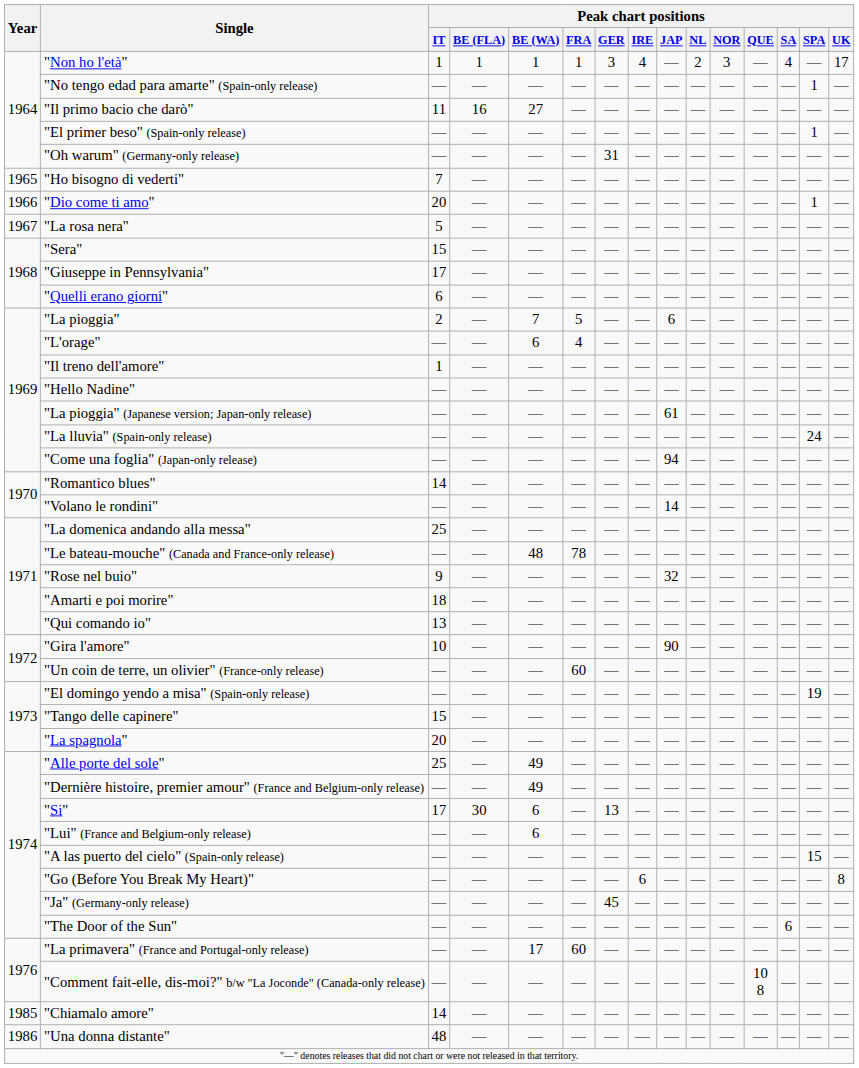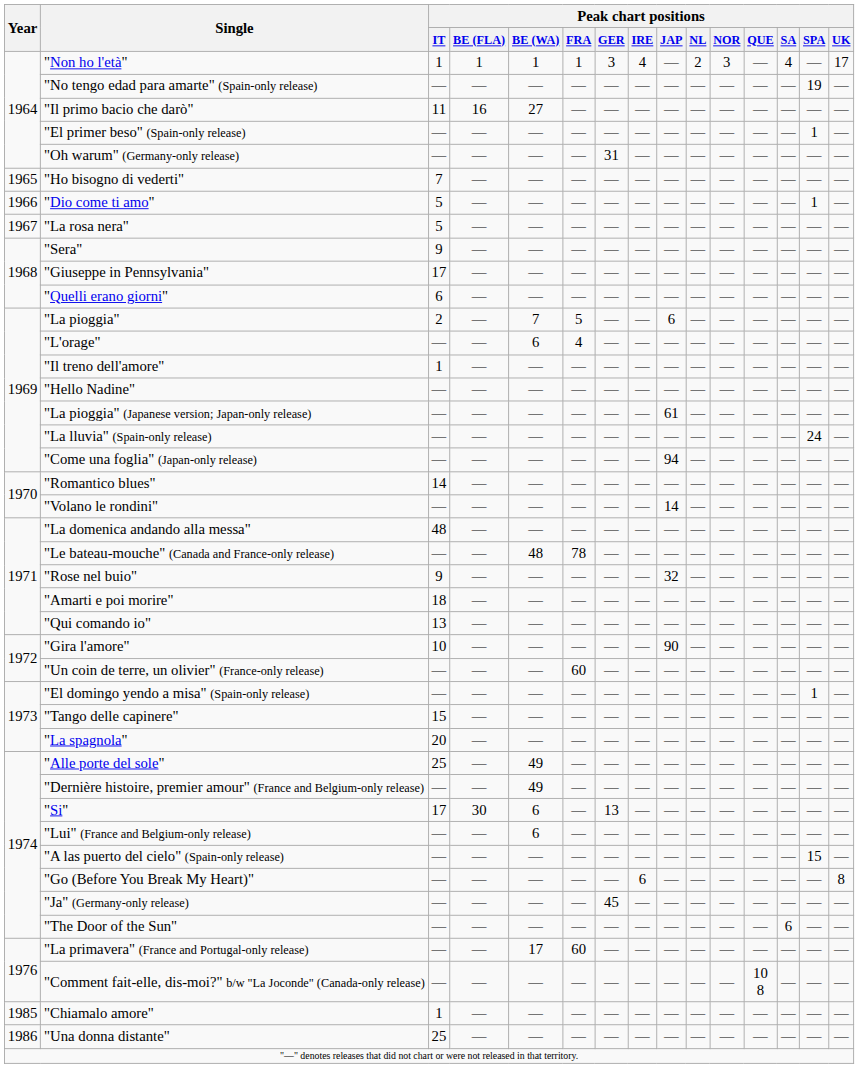(814, 86) 1 -> (814, 86) 19
(439, 202) 20 -> (439, 202) 5
(439, 249) 15 -> (439, 249) 9
(439, 529) 25 -> (439, 529) 48
(814, 693) 19 -> (814, 693) 1
(439, 1013) 14 -> (439, 1013) 1
(439, 1036) 48 -> (439, 1036) 25
